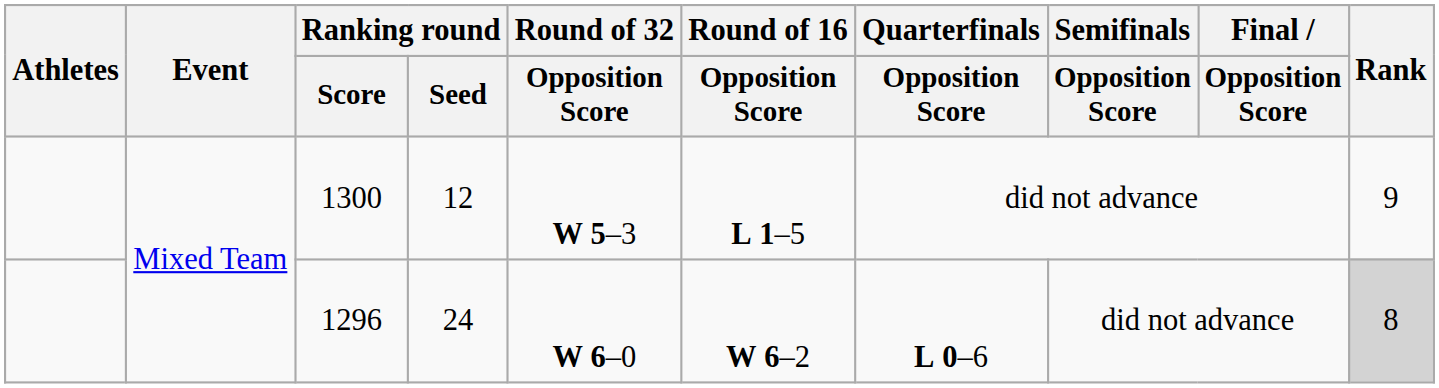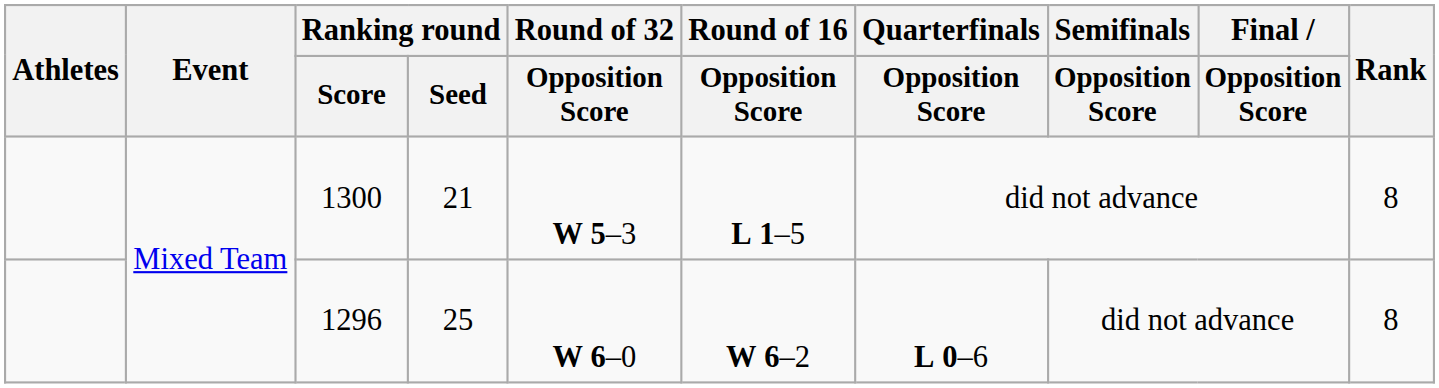(458, 198) 12 -> (458, 198) 21
(1391, 198) 9 -> (1391, 198) 8
(458, 320) 24 -> (458, 320) 25
(1391, 320) lightgrey background -> (1391, 320) no background
